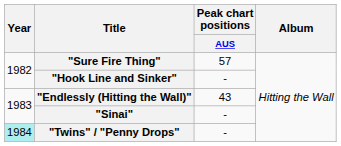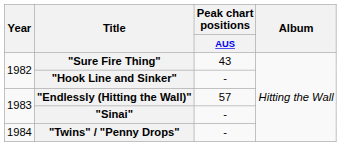(225, 61) 57 -> (225, 61) 43
(225, 97) 43 -> (225, 97) 57
(19, 132) paleturquoise background -> (19, 132) no background
